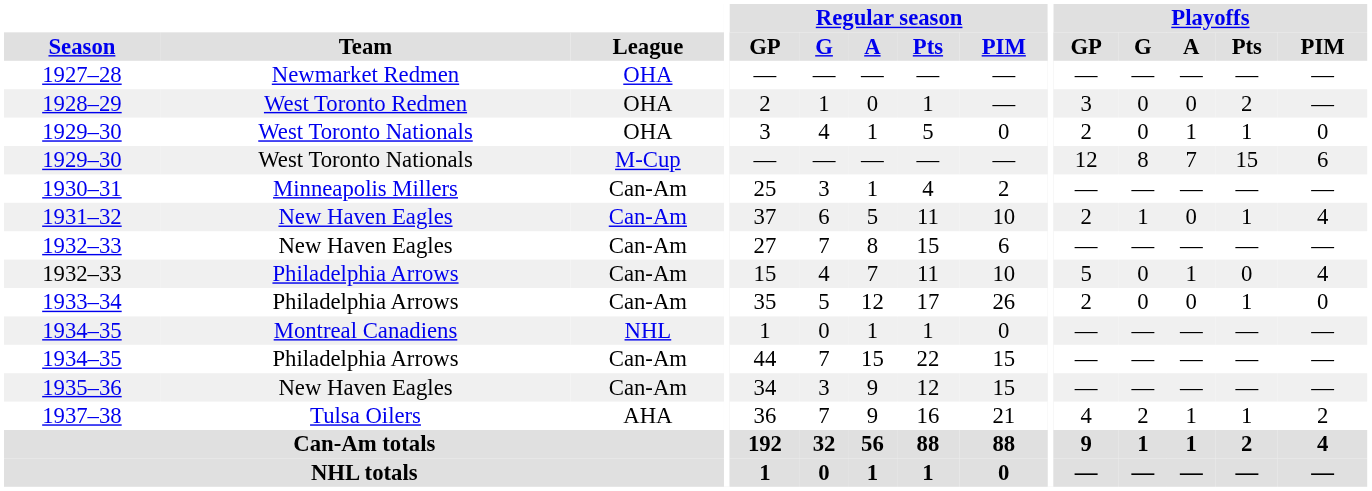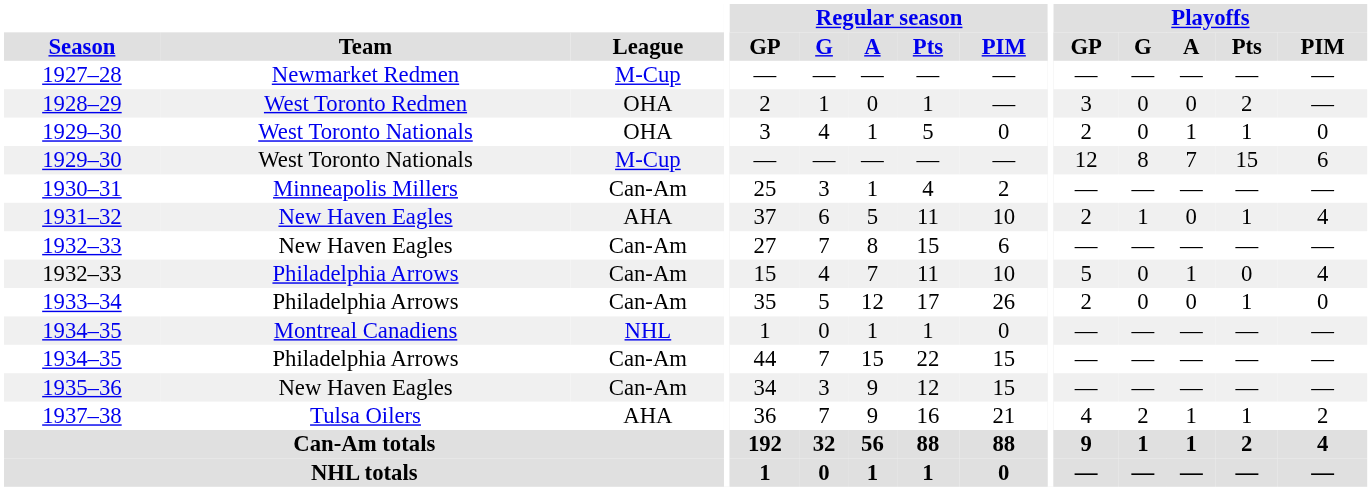(648, 74) OHA -> (648, 74) M-Cup
(648, 216) Can-Am -> (648, 216) AHA
